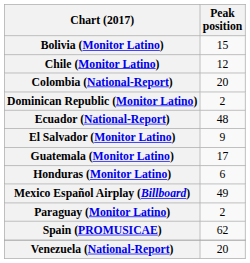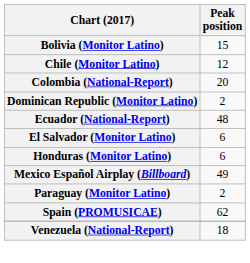(222, 138) 9 -> (222, 138) 6
- row: (102, 156)
(222, 249) 20 -> (222, 230) 18
